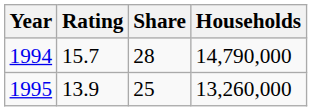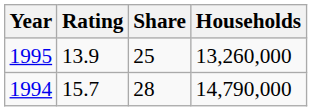rows swapped: (31, 55) <-> (31, 88)
